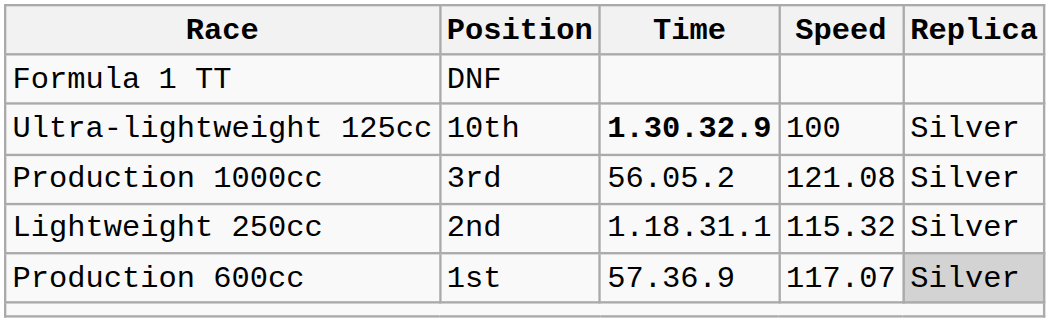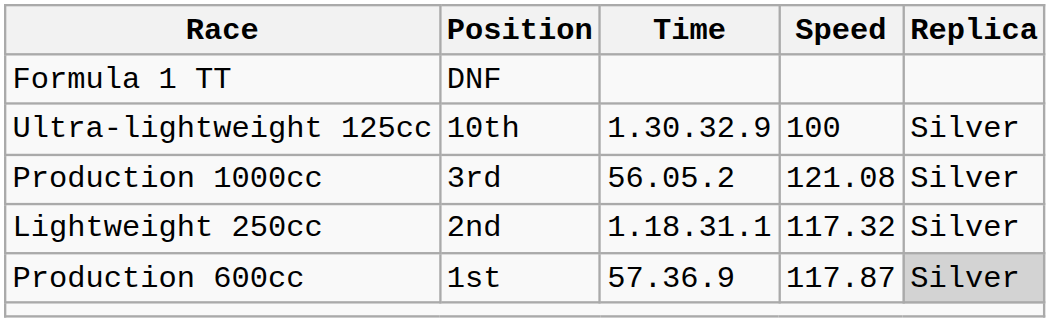(689, 129) bold -> (689, 129) normal
(841, 228) 115.32 -> (841, 228) 117.32
(841, 278) 117.07 -> (841, 278) 117.87
